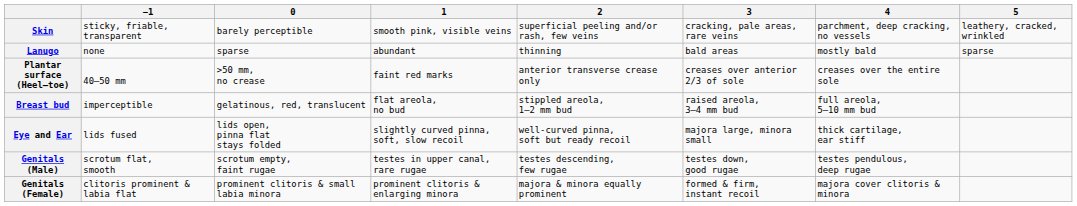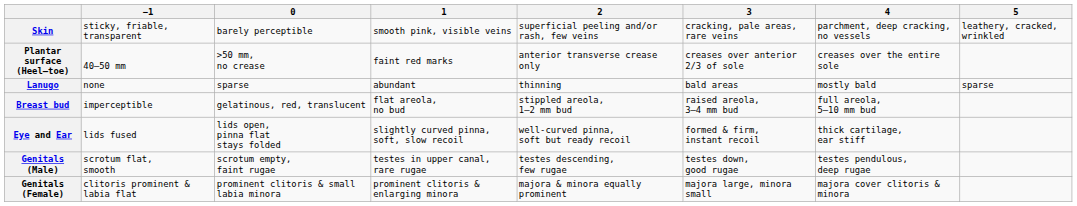rows swapped: (43, 51) <-> (43, 75)
(738, 135) majora large, minora small -> (722, 135) formed & firm, instant recoil
(722, 189) formed & firm, instant recoil -> (738, 189) majora large, minora small
